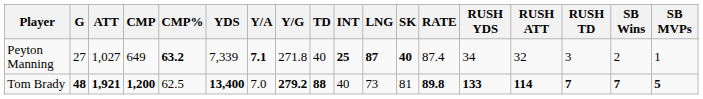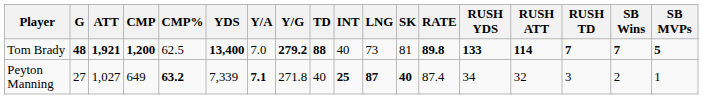rows swapped: (30, 56) <-> (36, 84)
